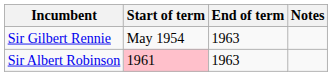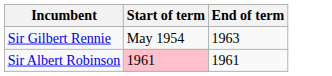- column: (308, 15)
(226, 60) 1963 -> (226, 60) 1961
